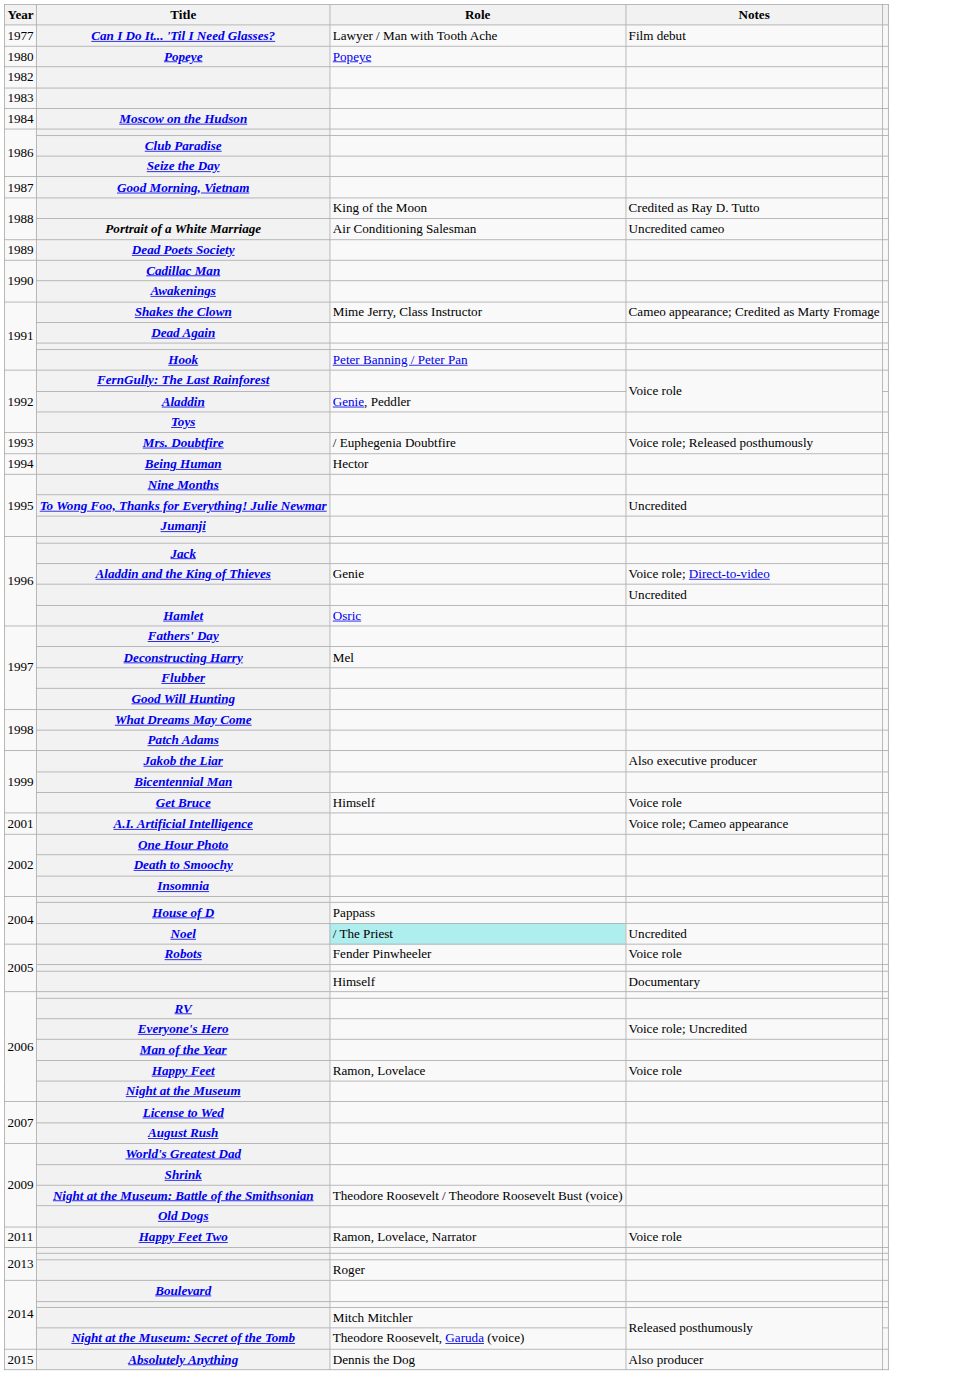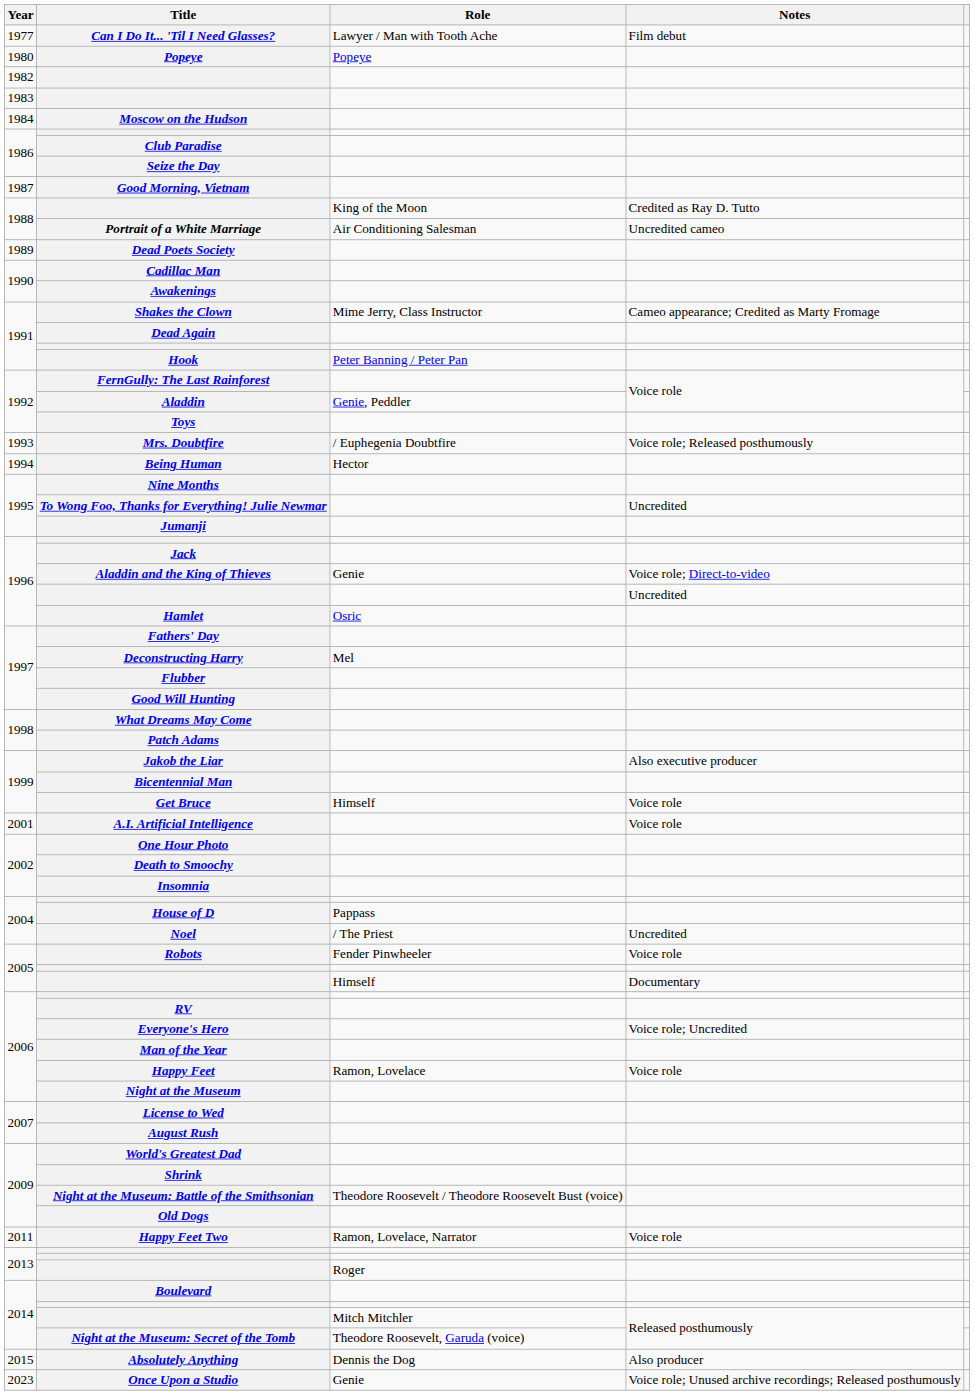(708, 823) Voice role; Cameo appearance -> (655, 823) Voice role
(363, 933) paleturquoise background -> (363, 933) no background
+ row: (21, 1380)
